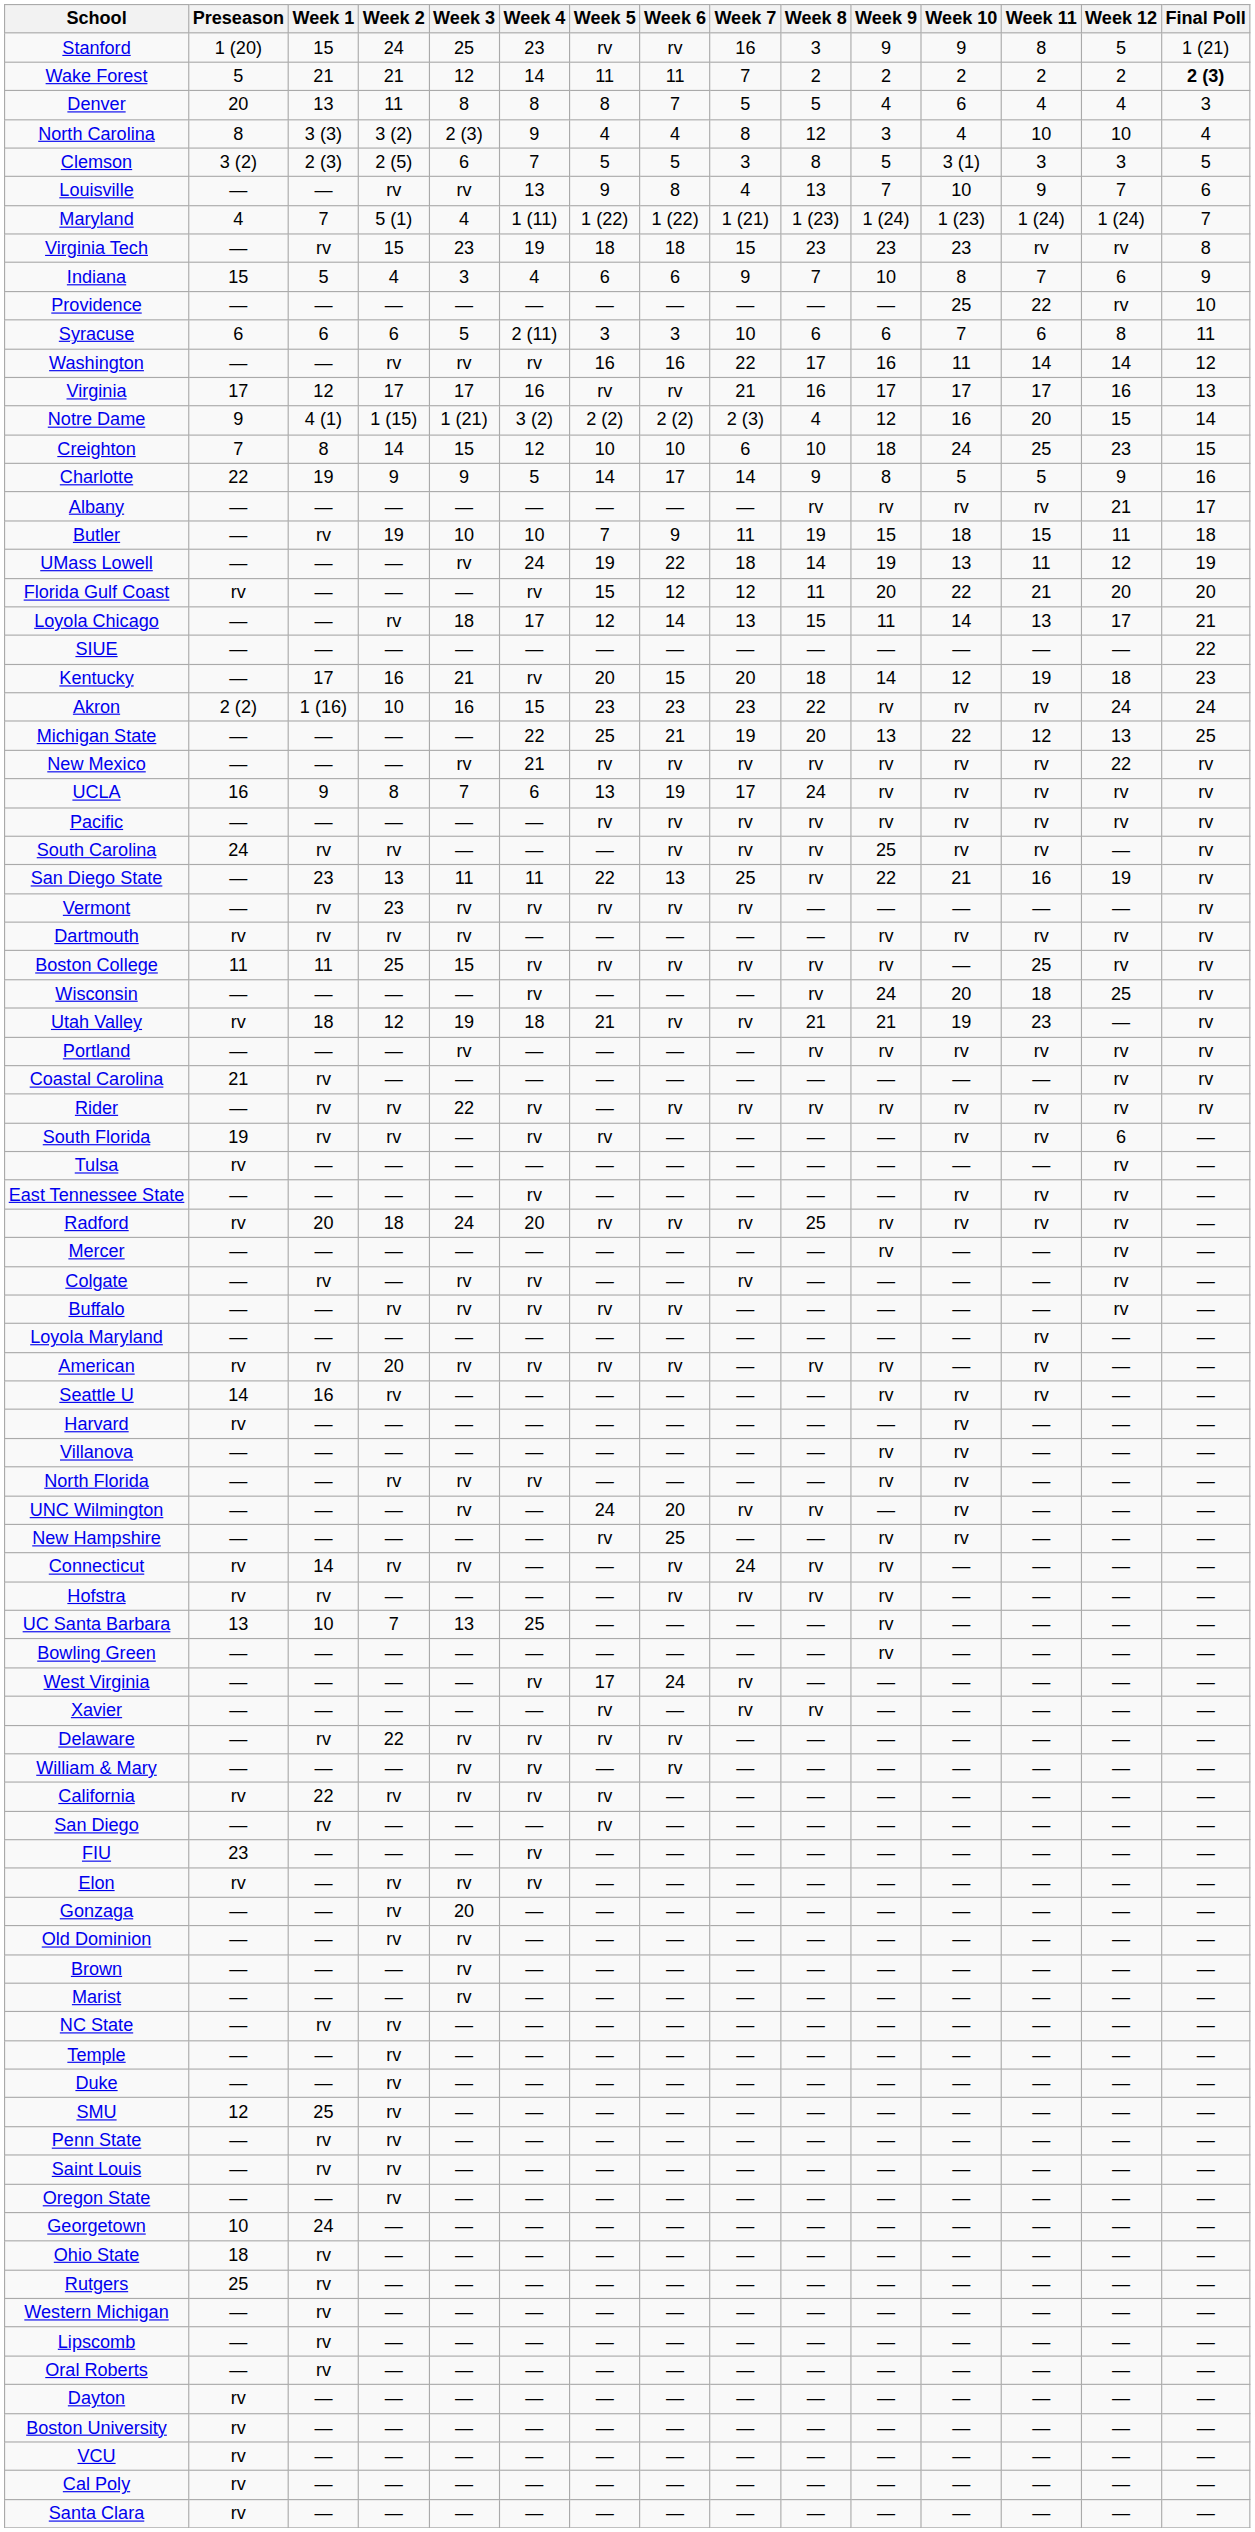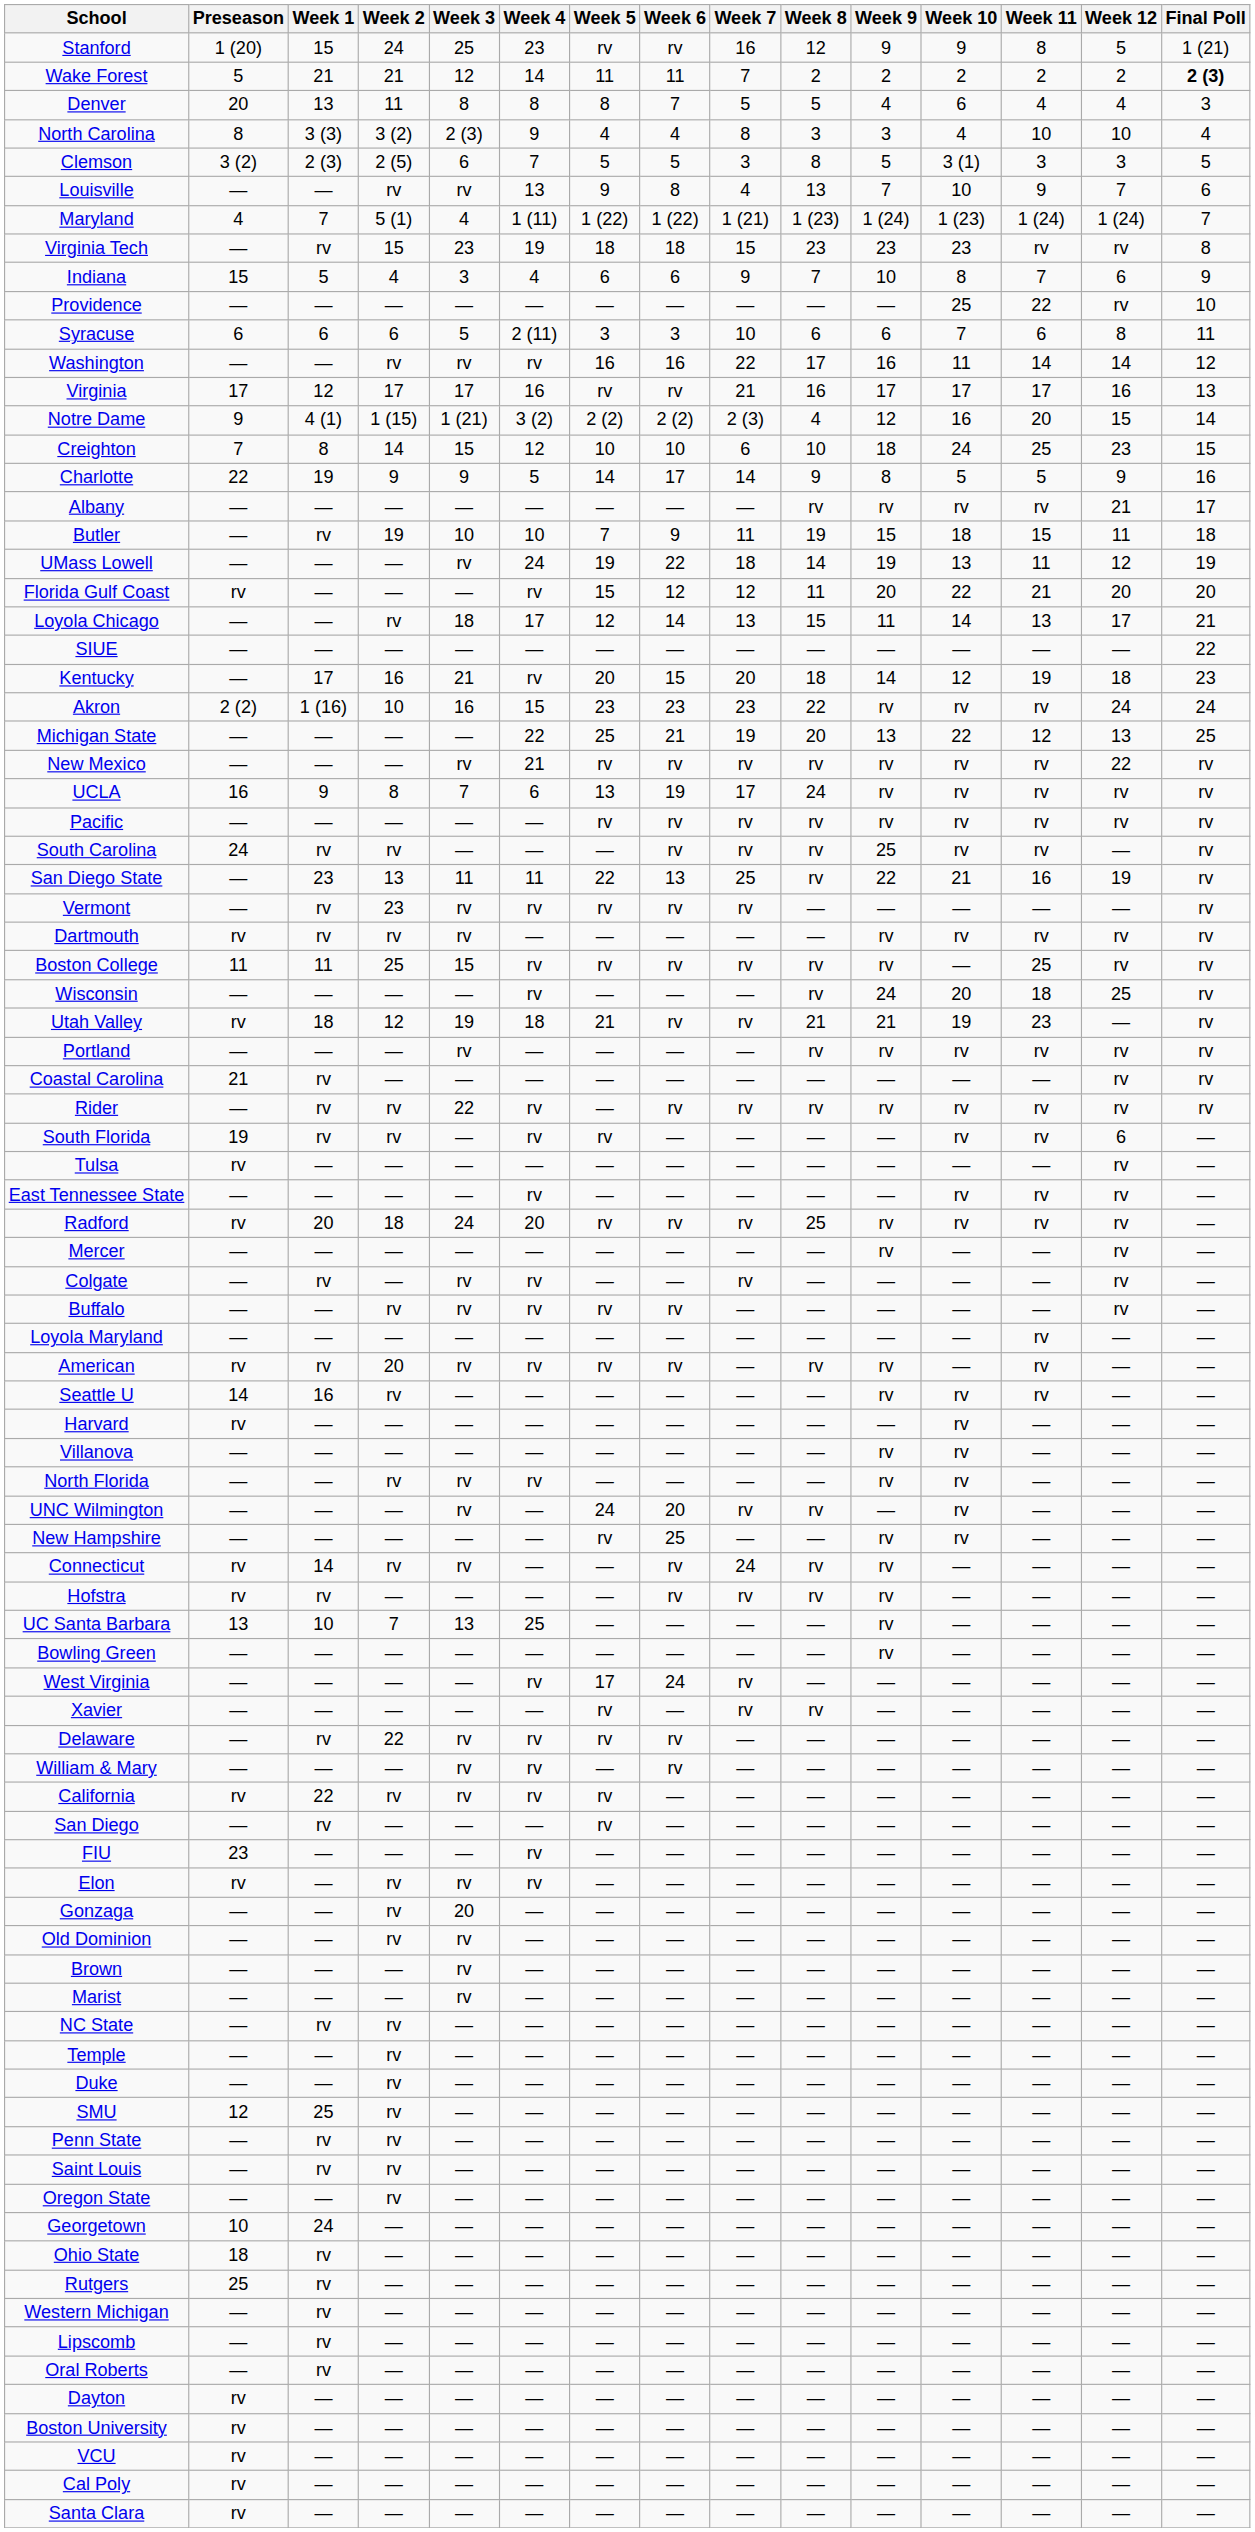(816, 47) 3 -> (816, 47) 12
(816, 133) 12 -> (816, 133) 3
